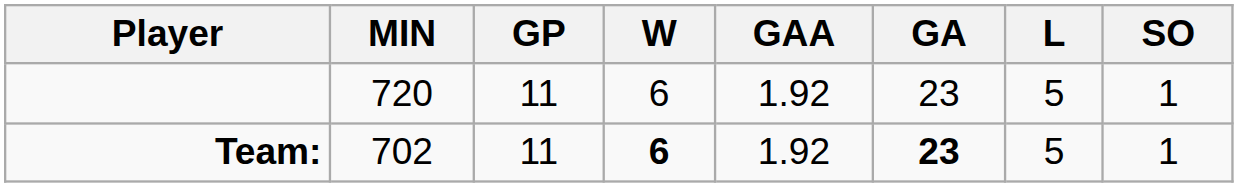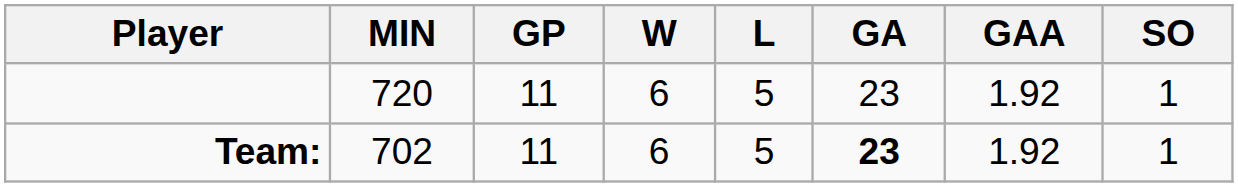columns swapped: (1054, 33) <-> (794, 33)
(659, 151) bold -> (659, 151) normal
